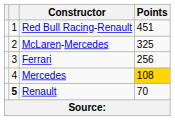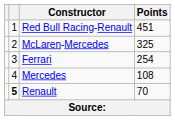(145, 59) 256 -> (145, 59) 254
(145, 75) gold background -> (145, 75) no background
